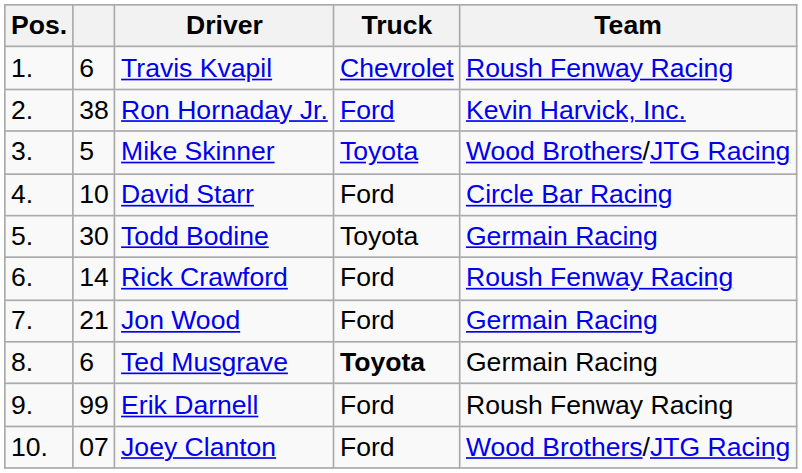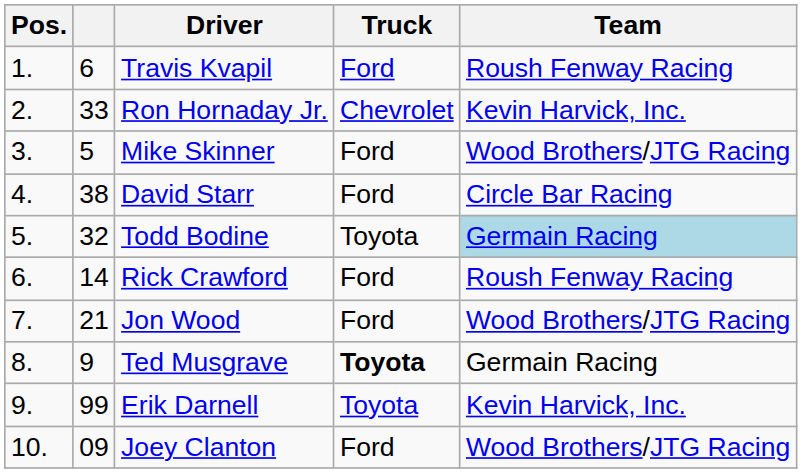(397, 67) Chevrolet -> (367, 67) Ford
(94, 109) 38 -> (94, 109) 33
(367, 109) Ford -> (397, 109) Chevrolet
(379, 151) Toyota -> (367, 151) Ford
(94, 194) 10 -> (94, 194) 38
(94, 236) 30 -> (94, 236) 32
(562, 236) no background -> (562, 236) lightblue background
(562, 320) Germain Racing -> (628, 320) Wood Brothers/JTG Racing
(87, 362) 6 -> (87, 362) 9
(367, 404) Ford -> (379, 404) Toyota
(600, 404) Roush Fenway Racing -> (576, 404) Kevin Harvick, Inc.
(94, 446) 07 -> (94, 446) 09
